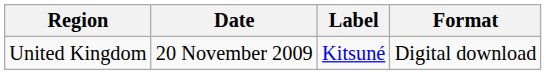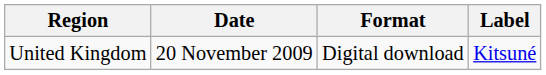columns swapped: (466, 20) <-> (354, 20)
